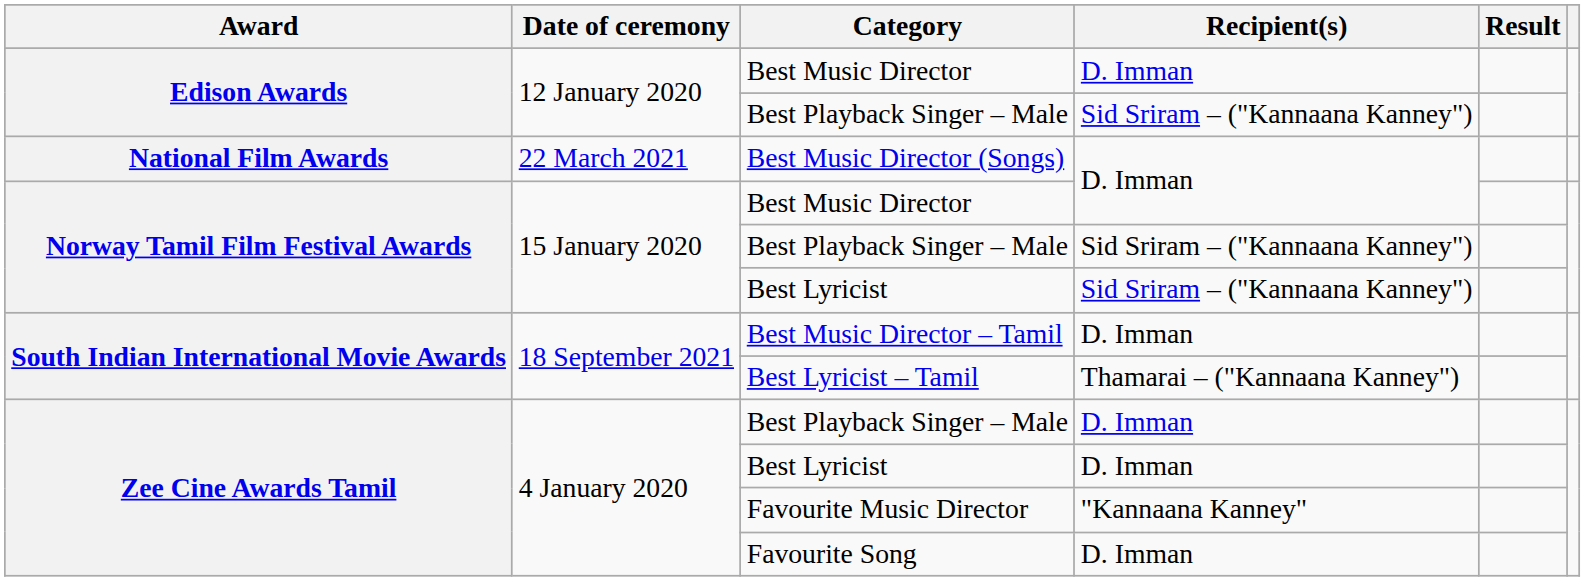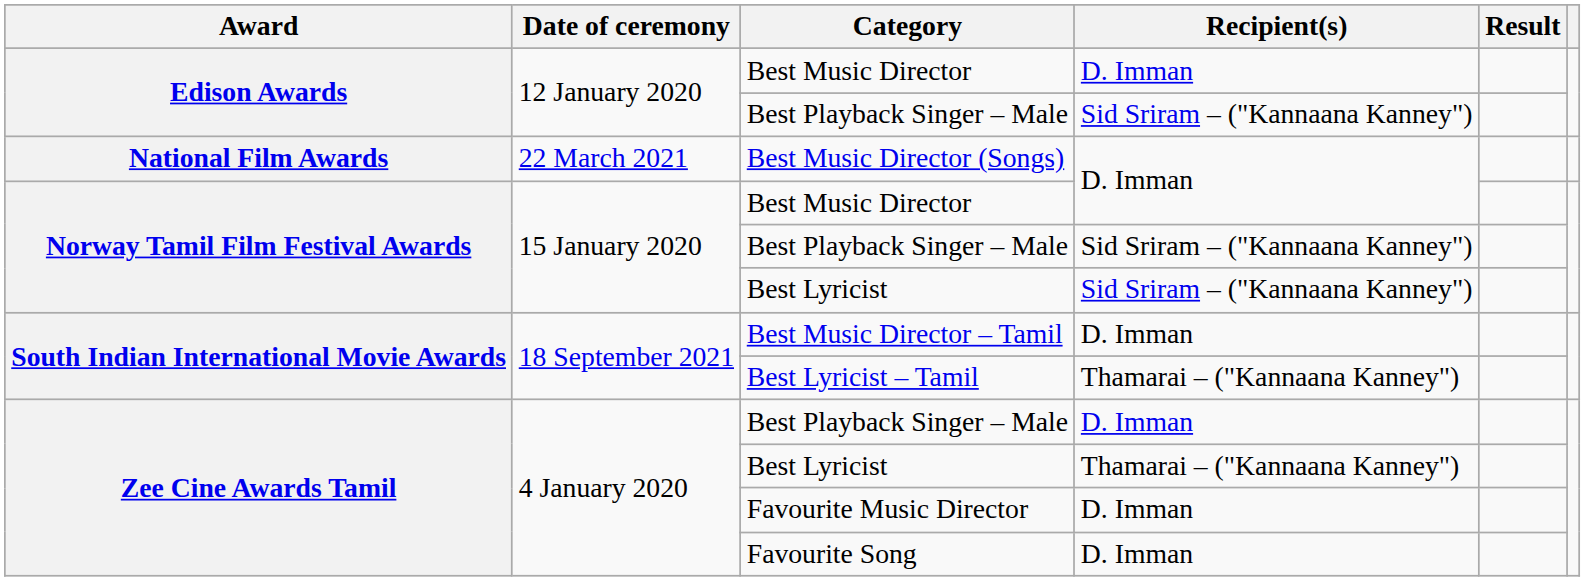(1137, 465) D. Imman -> (1270, 465) Thamarai – ("Kannaana Kanney")
(1194, 509) "Kannaana Kanney" -> (1137, 509) D. Imman
